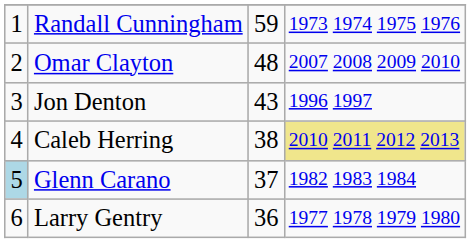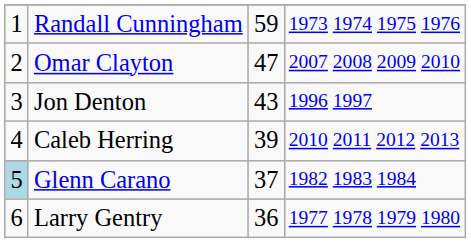(266, 62) 48 -> (266, 62) 47
(266, 140) 38 -> (266, 140) 39
(374, 140) khaki background -> (374, 140) no background
